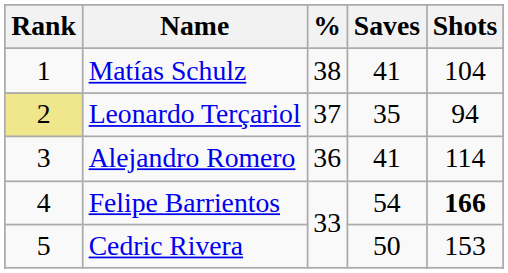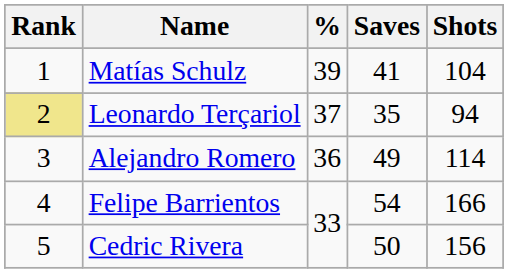(327, 70) 38 -> (327, 70) 39
(387, 158) 41 -> (387, 158) 49
(465, 202) bold -> (465, 202) normal
(465, 245) 153 -> (465, 245) 156
